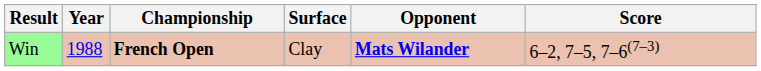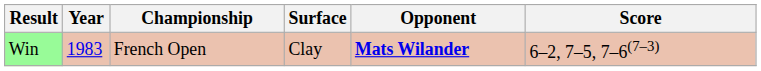(85, 49) 1988 -> (85, 49) 1983
(164, 49) bold -> (160, 49) normal
